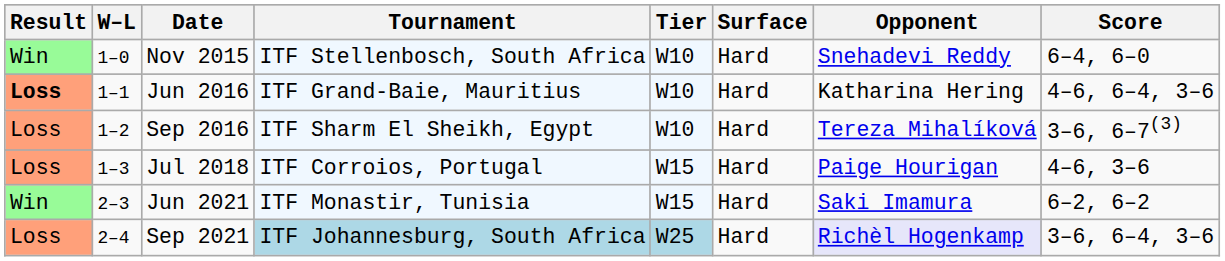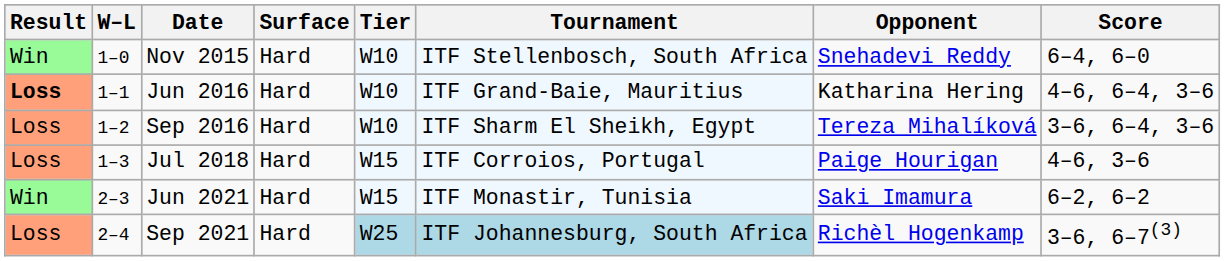columns swapped: (453, 22) <-> (763, 22)
(1114, 130) 3–6, 6–7(3) -> (1131, 127) 3–6, 6–4, 3–6
(921, 238) lavender background -> (921, 235) no background
(1131, 238) 3–6, 6–4, 3–6 -> (1114, 235) 3–6, 6–7(3)
